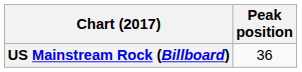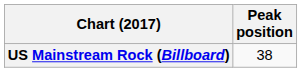(265, 55) 36 -> (265, 55) 38
